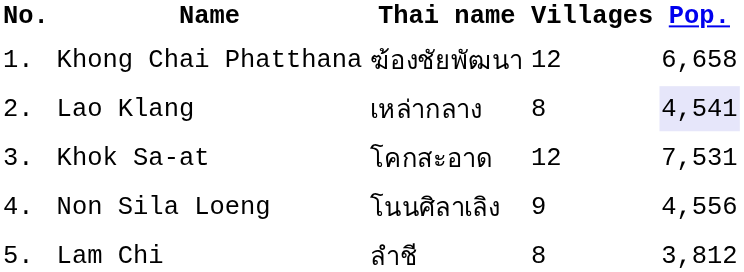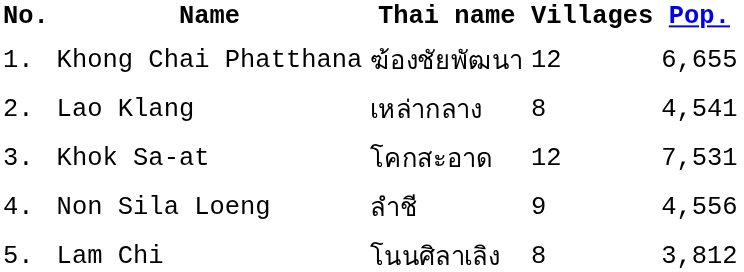(699, 60) 6,658 -> (699, 60) 6,655
(699, 109) lavender background -> (699, 109) no background
(435, 209) โนนศิลาเลิง -> (394, 209) ลำชี
(394, 258) ลำชี -> (435, 258) โนนศิลาเลิง
